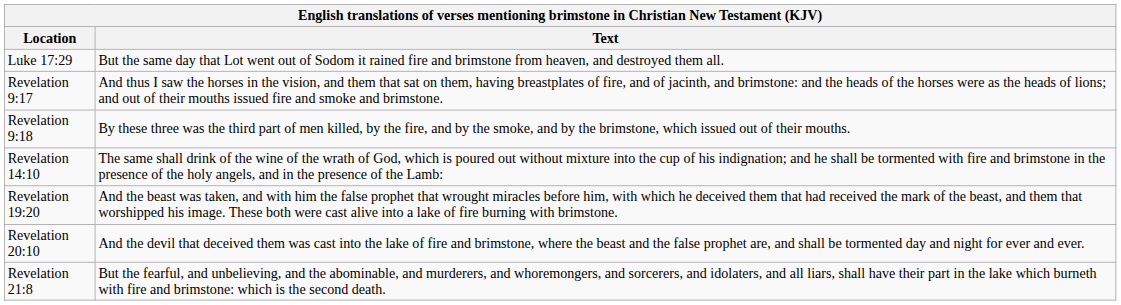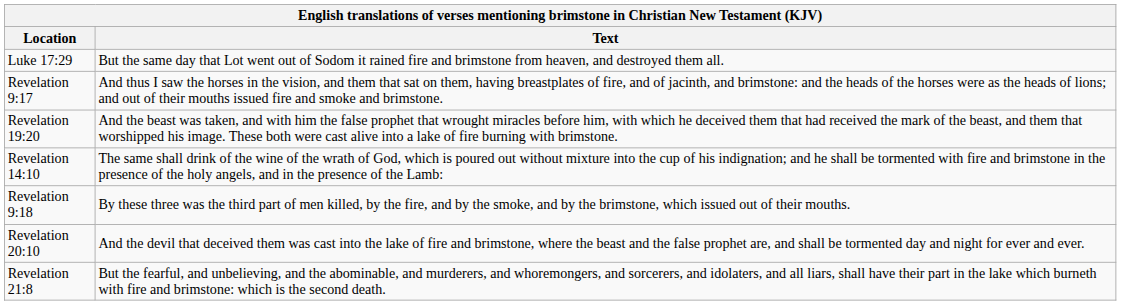rows swapped: (38, 128) <-> (38, 205)
